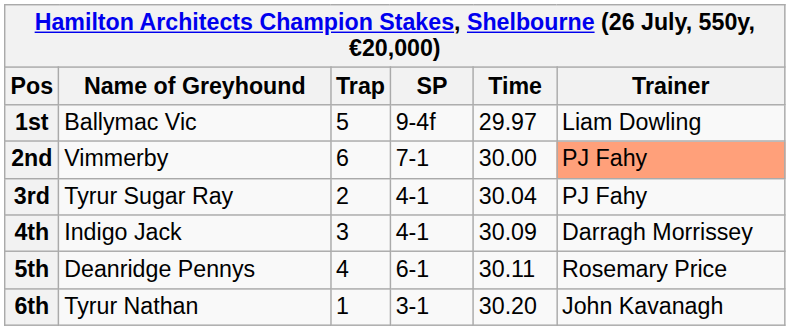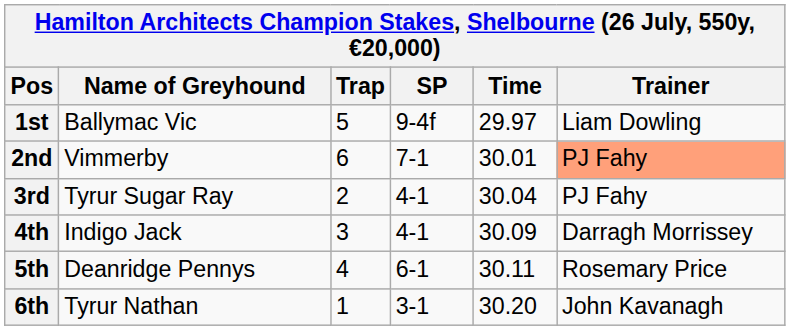(508, 159) 30.00 -> (508, 159) 30.01
